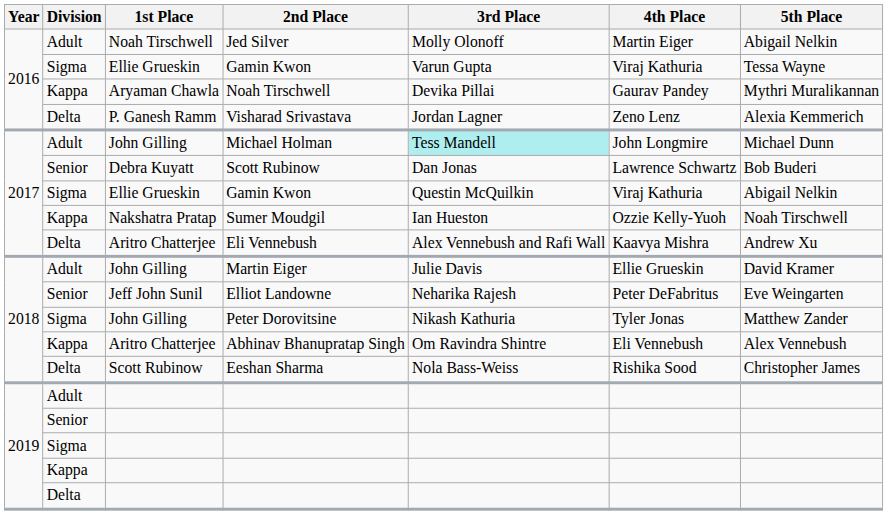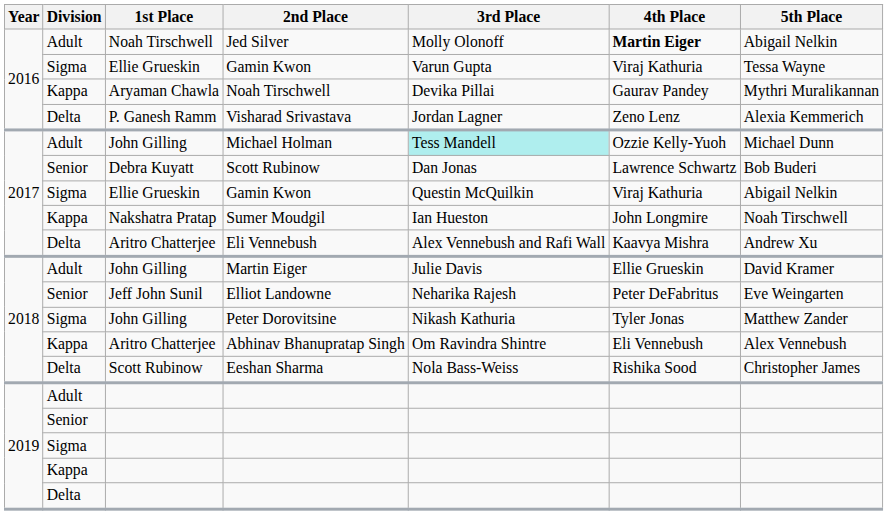(653, 41) normal -> (657, 41) bold
(660, 143) John Longmire -> (669, 143) Ozzie Kelly-Yuoh
(669, 217) Ozzie Kelly-Yuoh -> (660, 217) John Longmire
